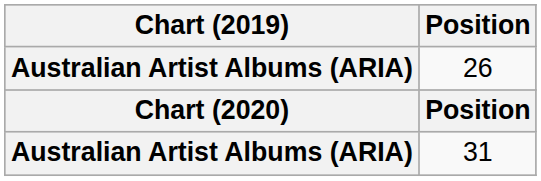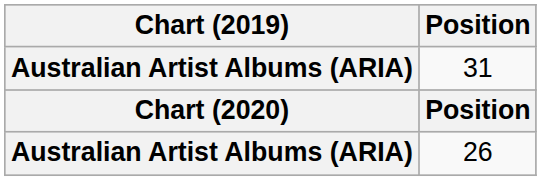rows swapped: (478, 68) <-> (478, 152)
